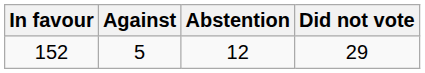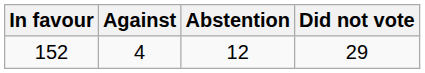(140, 52) 5 -> (140, 52) 4
